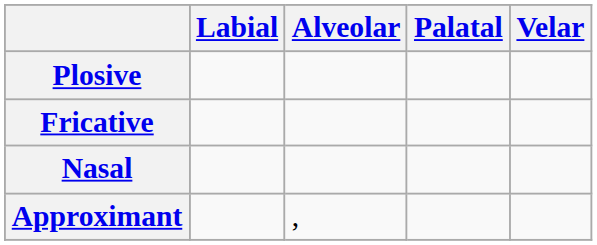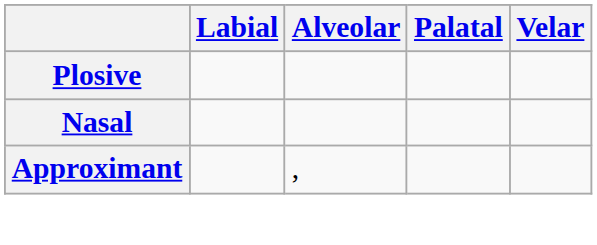- row: (97, 121)
